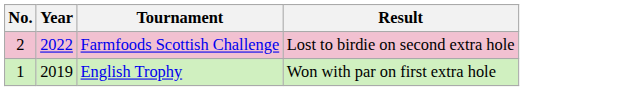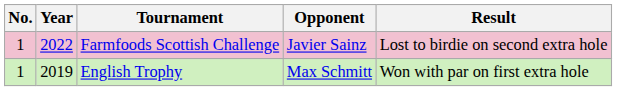+ column: (329, 18)
(20, 45) 2 -> (20, 45) 1
